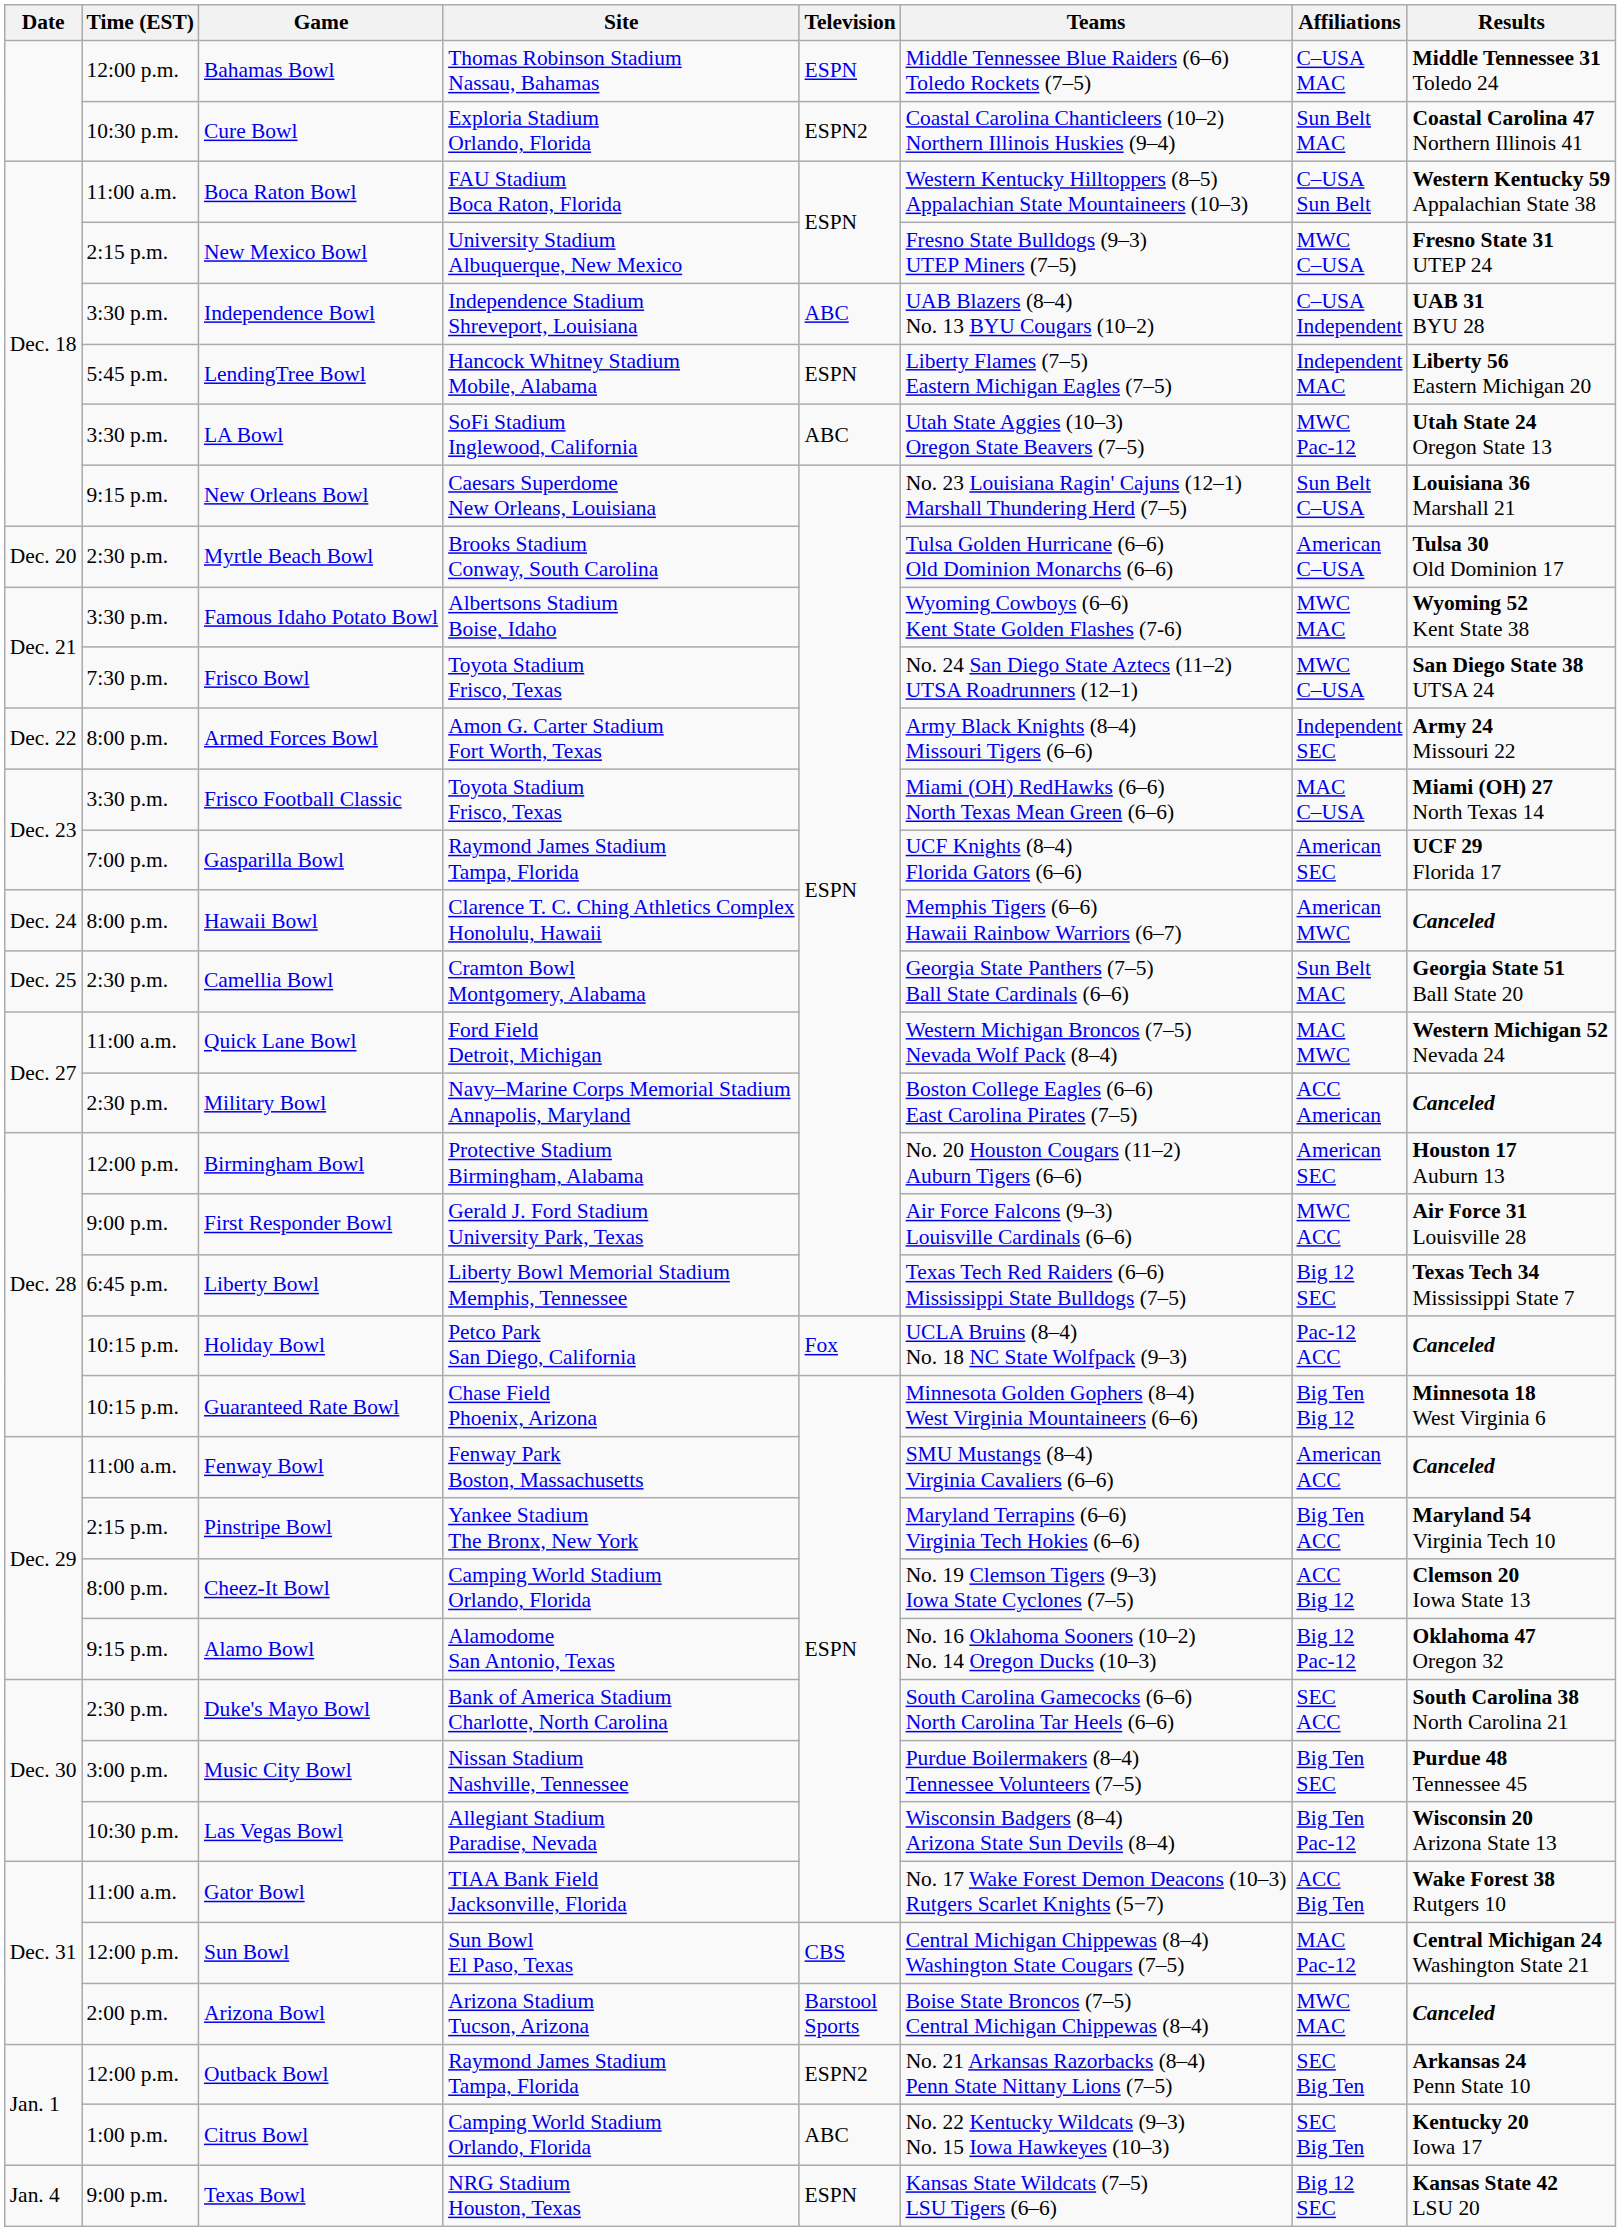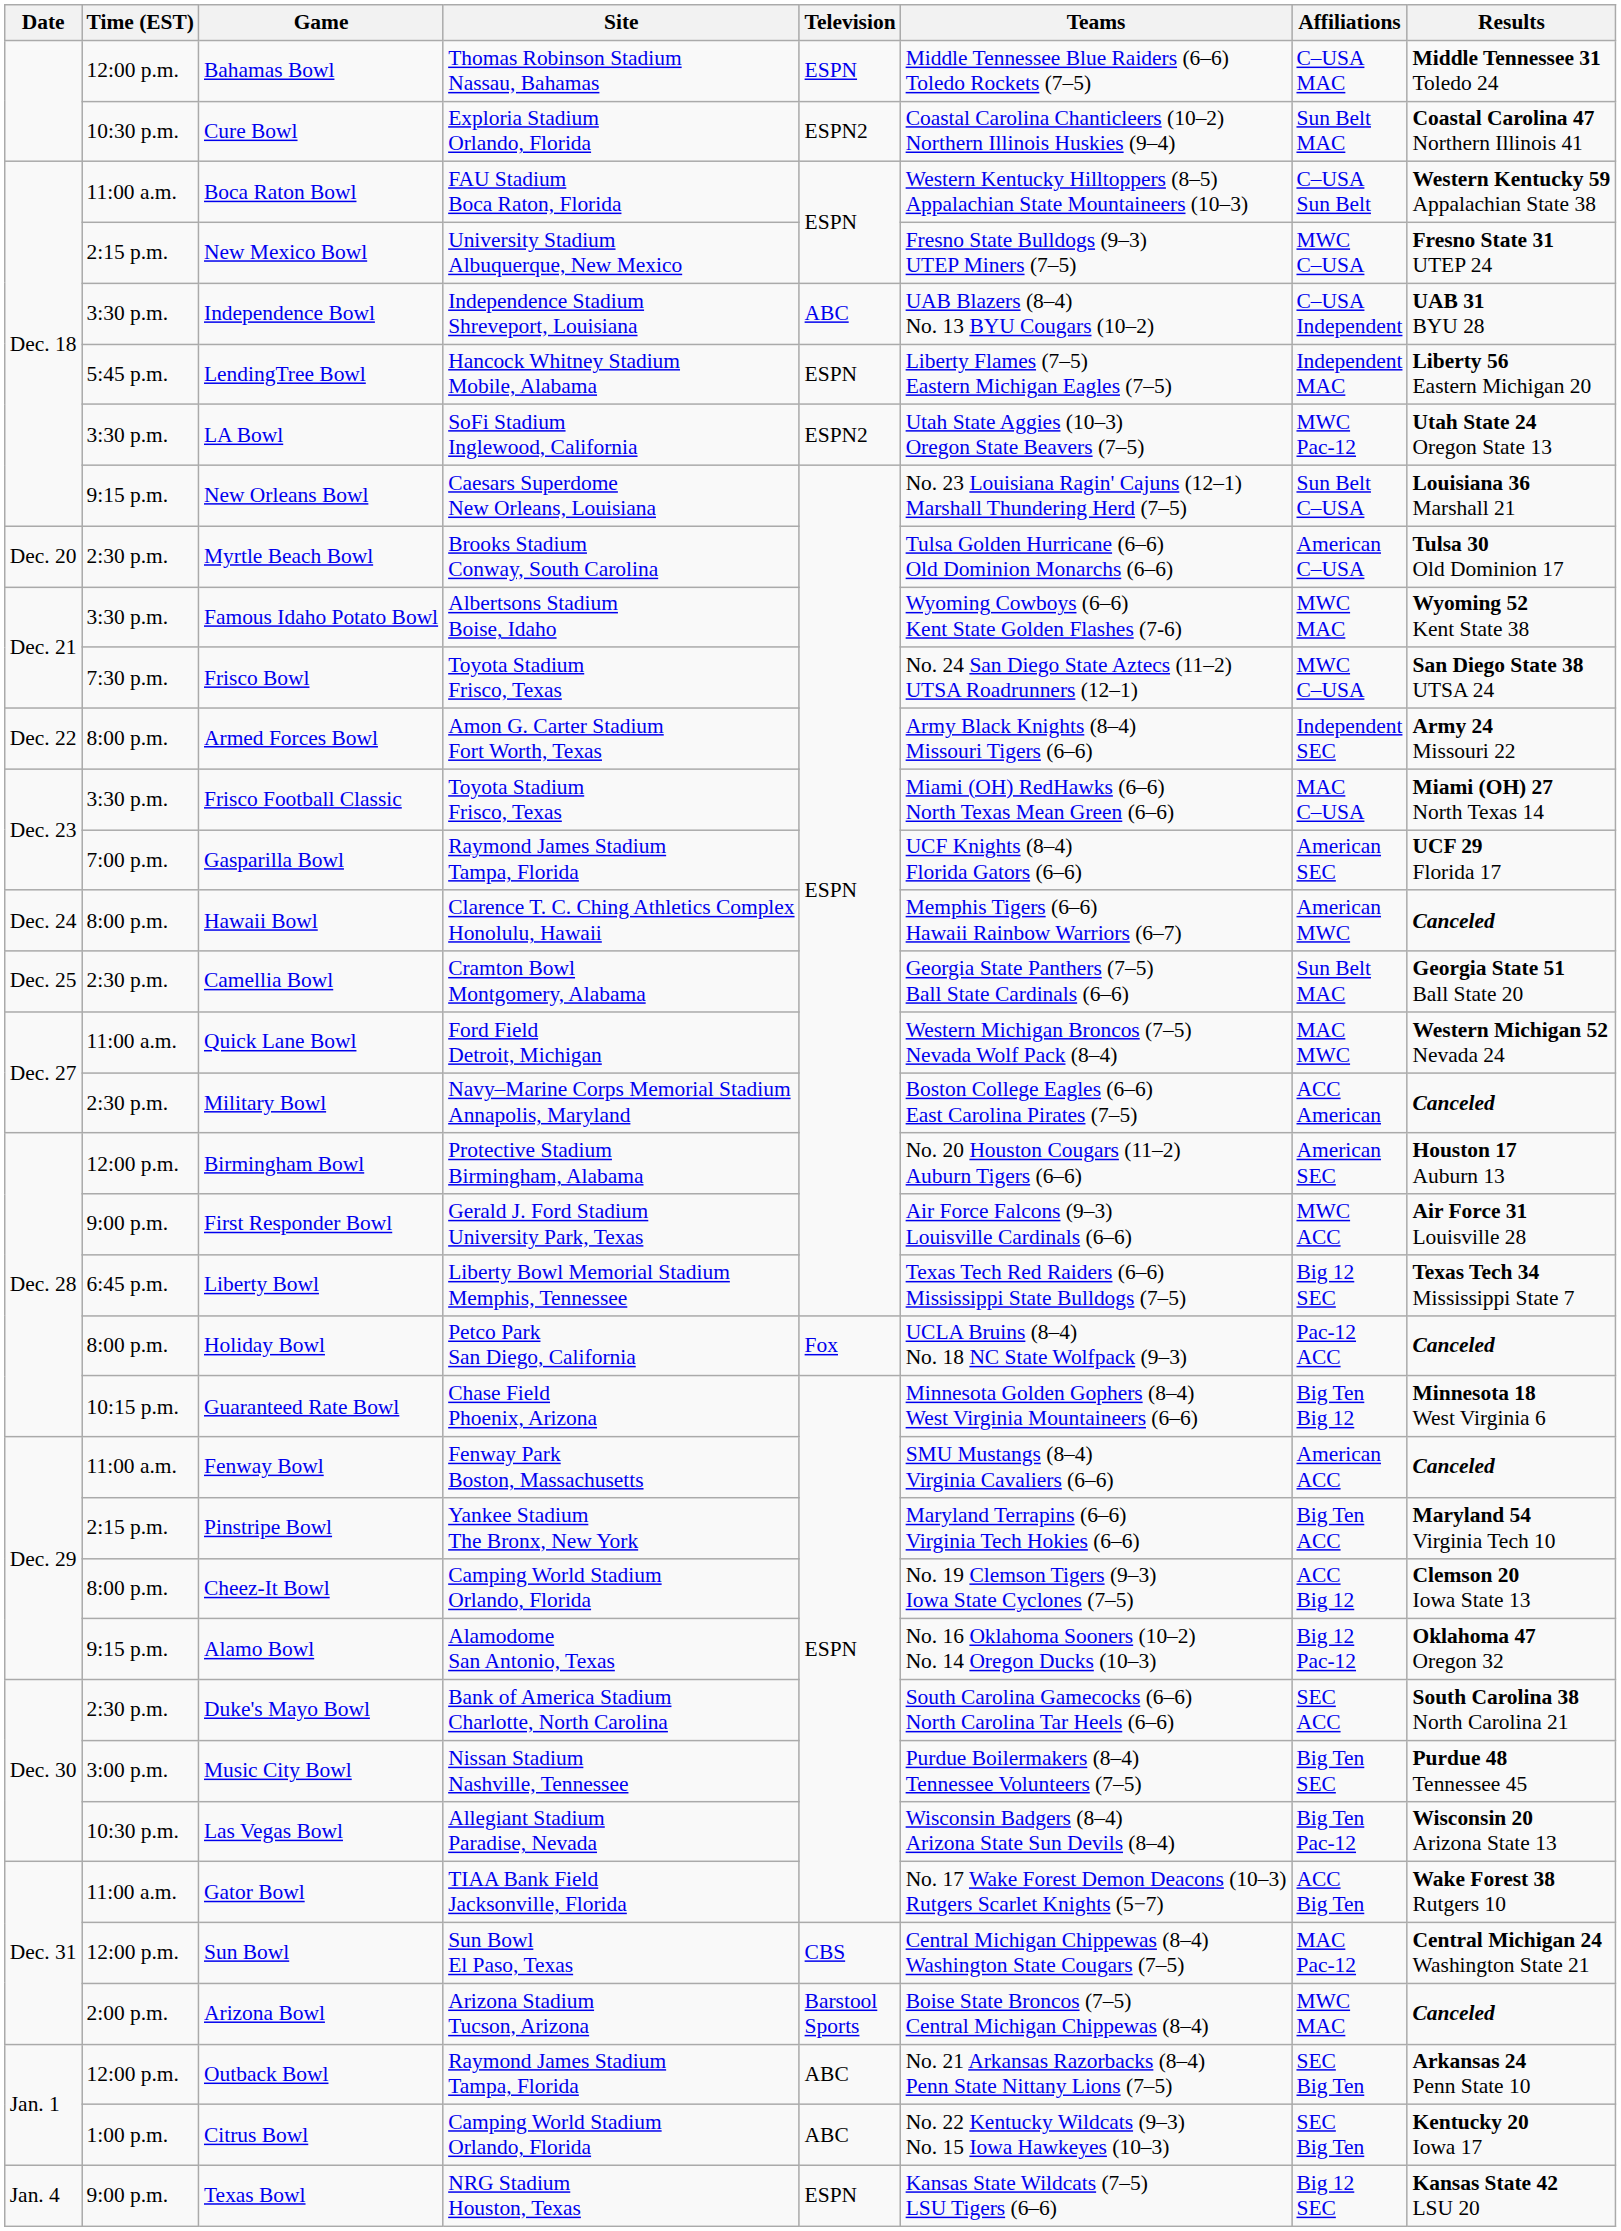(827, 434) ABC -> (836, 434) ESPN2
(133, 1345) 10:15 p.m. -> (127, 1345) 8:00 p.m.
(836, 2074) ESPN2 -> (827, 2074) ABC
